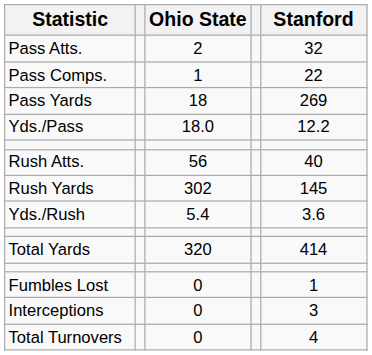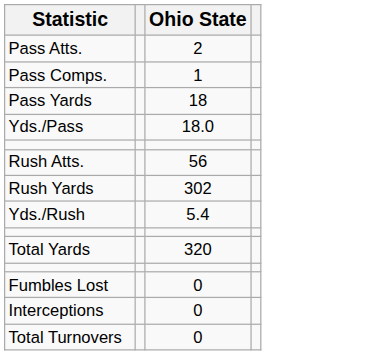- column: (313, 19)
